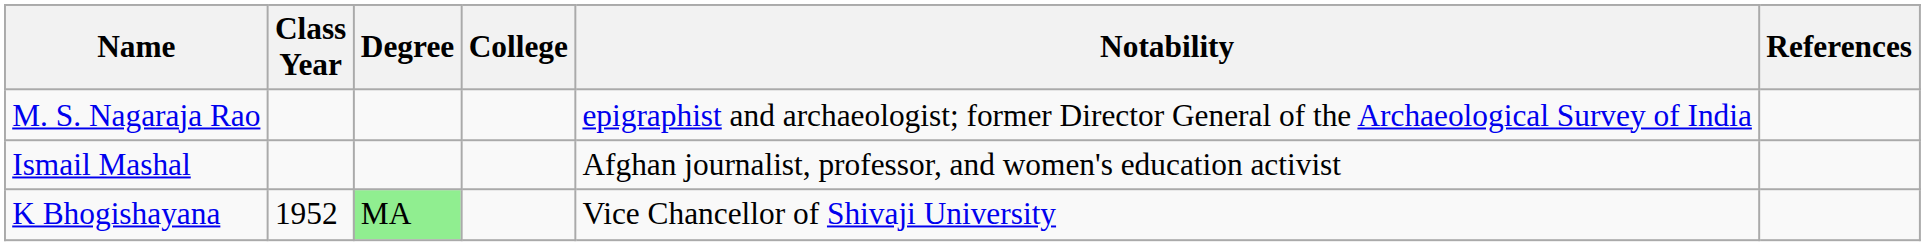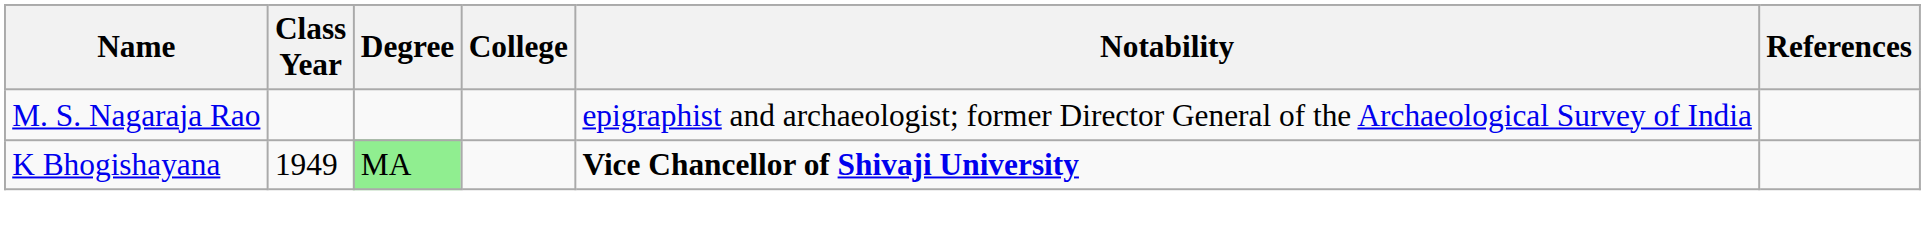- row: (101, 164)
(306, 213) 1952 -> (306, 164) 1949
(819, 213) normal -> (831, 164) bold
